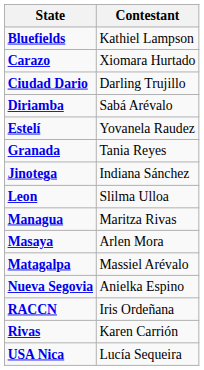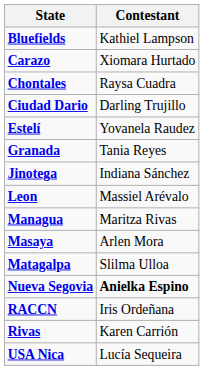+ row: (37, 83)
- row: (36, 106)
(134, 196) Slilma Ulloa -> (144, 196) Massiel Arévalo
(144, 264) Massiel Arévalo -> (134, 264) Slilma Ulloa
(142, 286) normal -> (144, 286) bold
